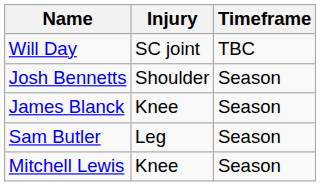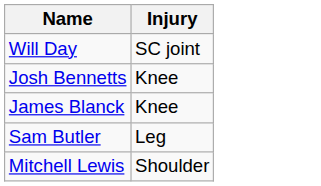- column: (265, 19)
(172, 78) Shoulder -> (157, 78) Knee
(157, 166) Knee -> (172, 166) Shoulder
